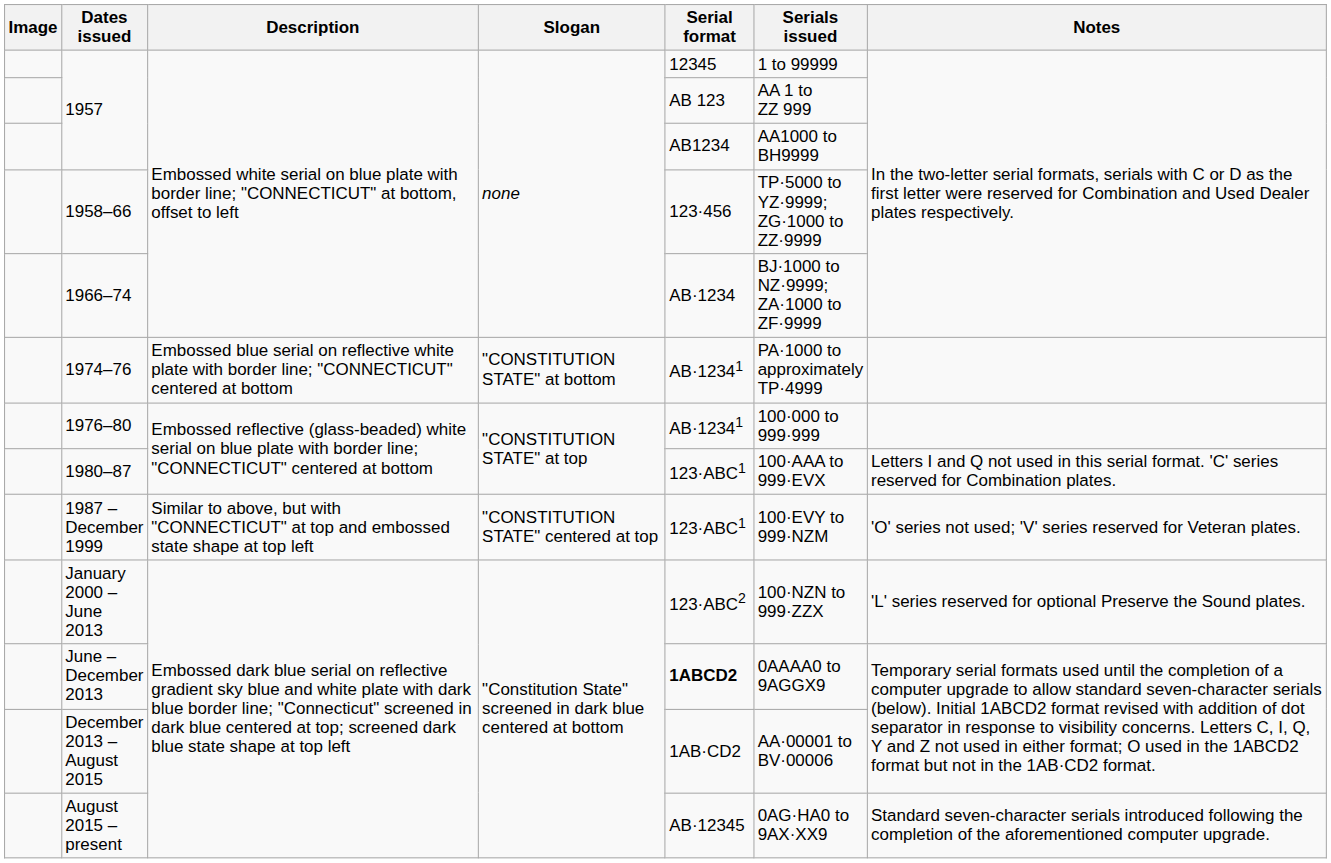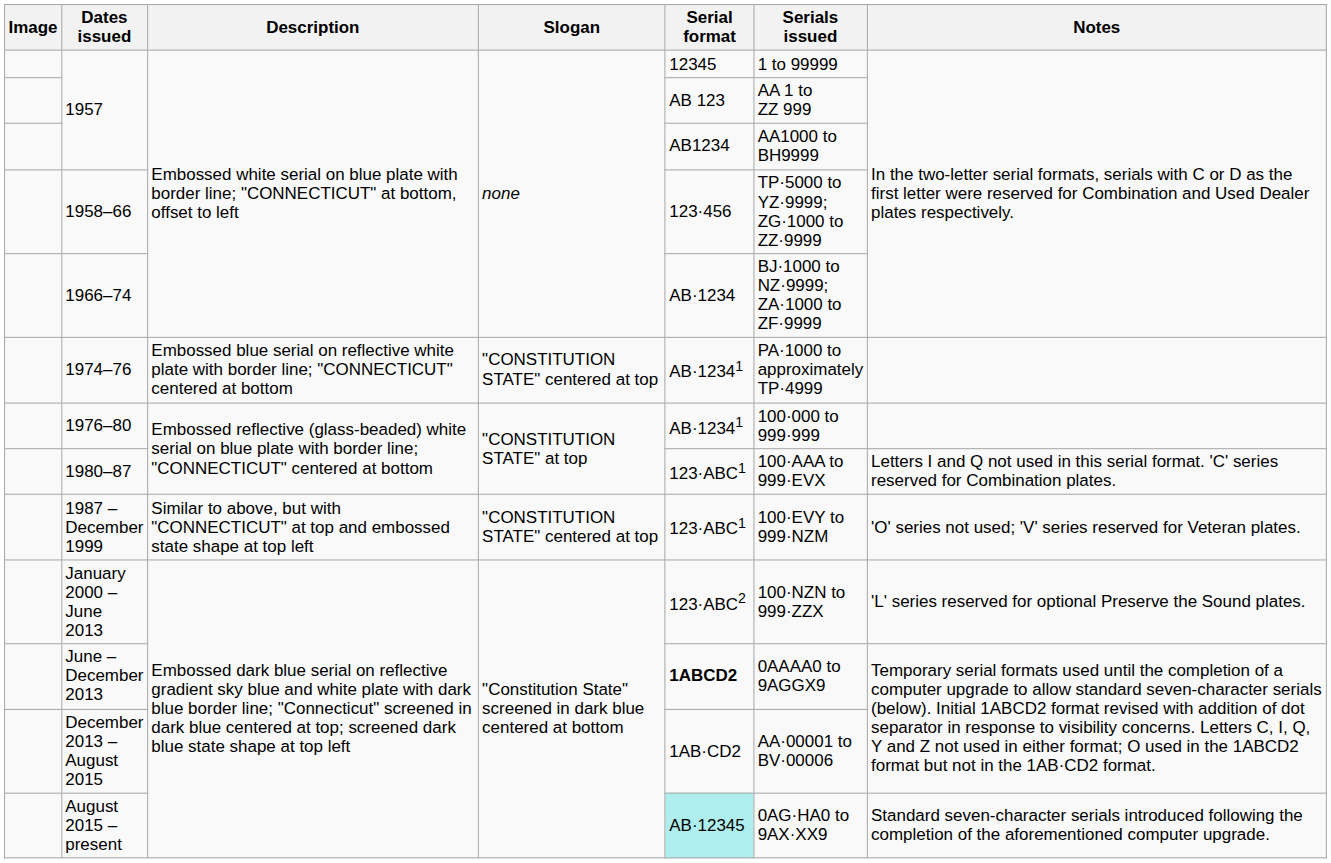(549, 370) "CONSTITUTION STATE" at bottom -> (570, 370) "CONSTITUTION STATE" centered at top
(707, 825) no background -> (707, 825) paleturquoise background
